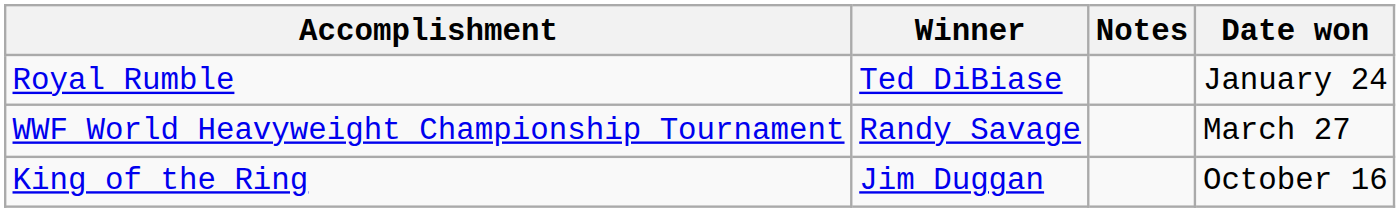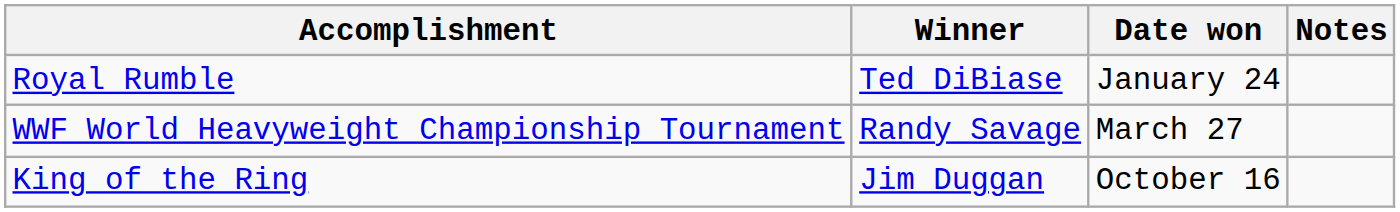columns swapped: (1295, 30) <-> (1142, 30)
